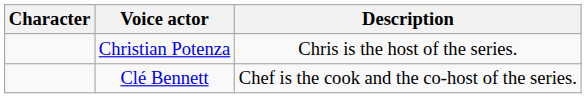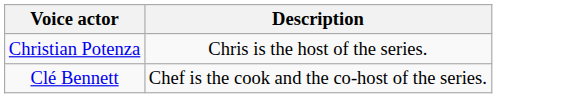- column: (50, 19)
